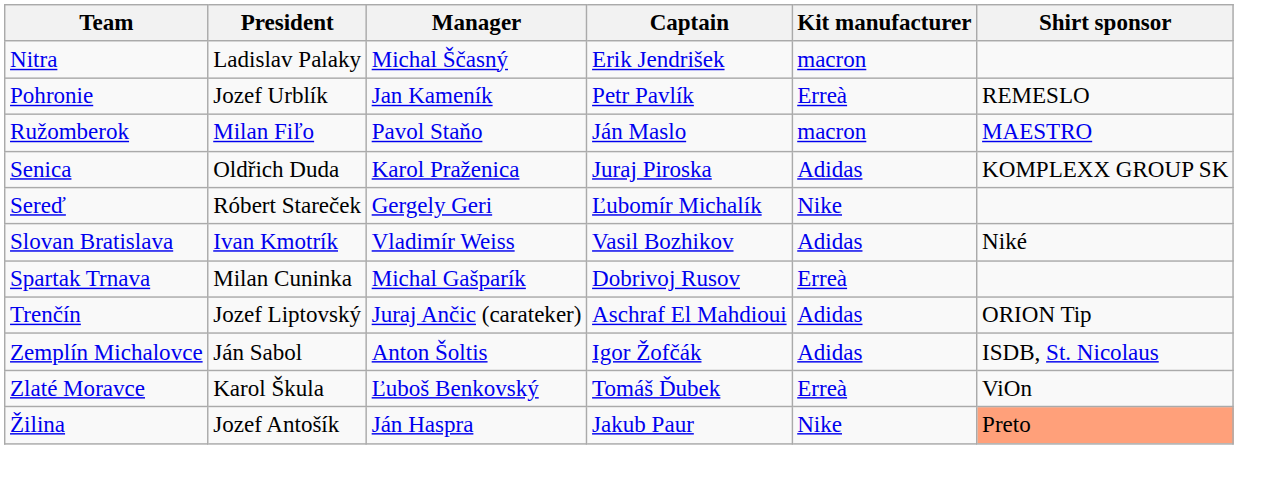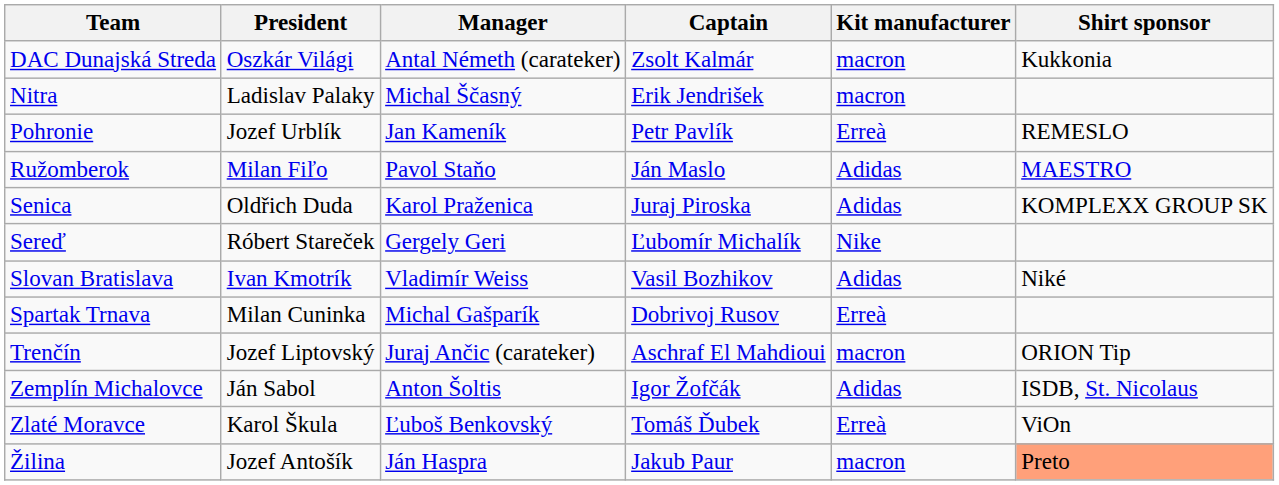+ row: (113, 59)
(832, 132) macron -> (869, 168) Adidas
(830, 315) Adidas -> (871, 351) macron
(820, 424) Nike -> (871, 461) macron
